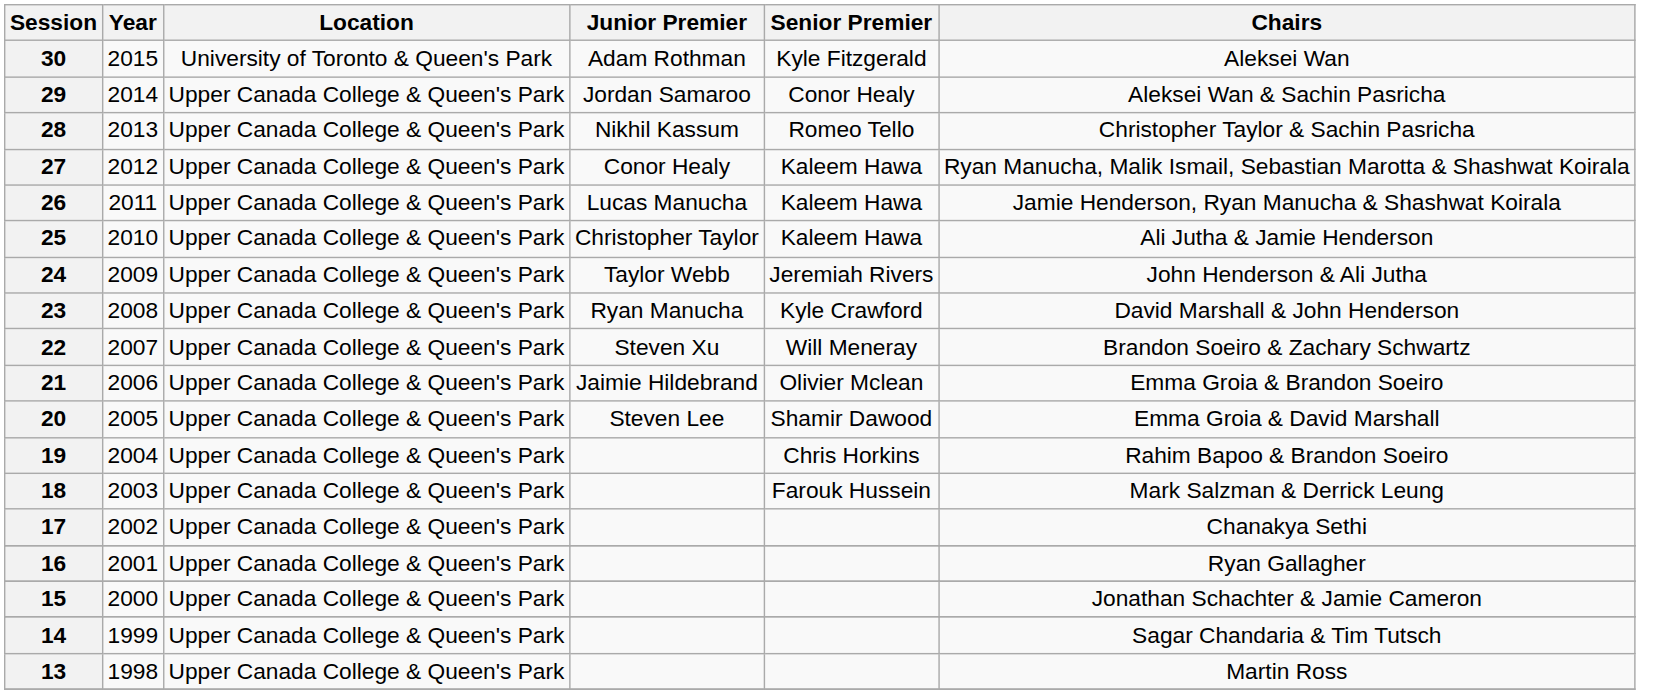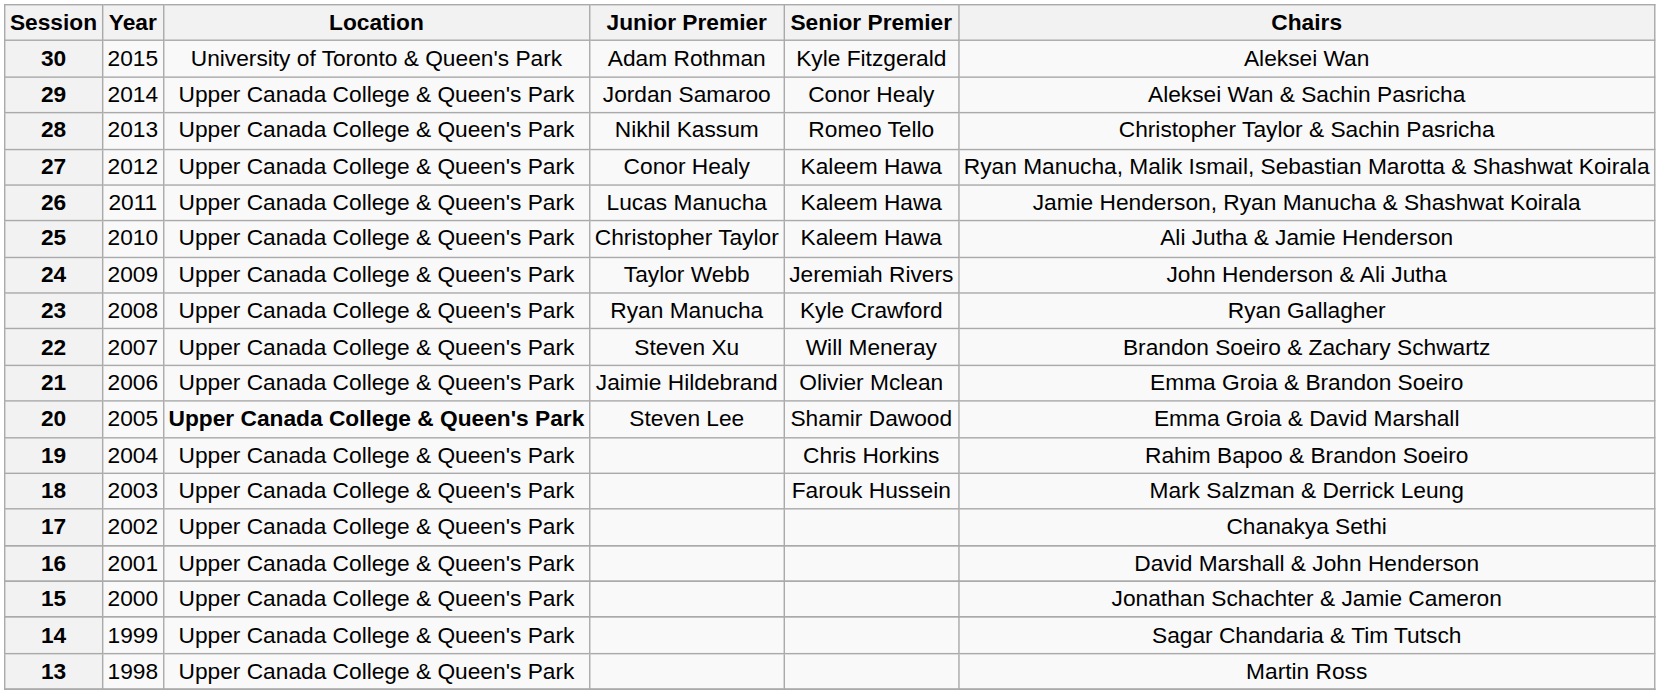(1287, 310) David Marshall & John Henderson -> (1307, 310) Ryan Gallagher
(366, 418) normal -> (376, 418) bold
(1287, 563) Ryan Gallagher -> (1307, 563) David Marshall & John Henderson
